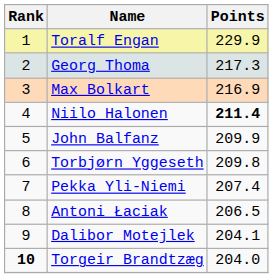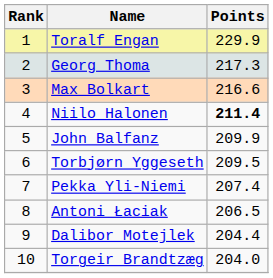(238, 90) 216.9 -> (238, 90) 216.6
(238, 163) 209.8 -> (238, 163) 209.5
(238, 236) 204.1 -> (238, 236) 204.4
(26, 260) bold -> (26, 260) normal
